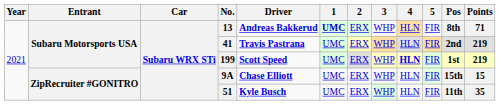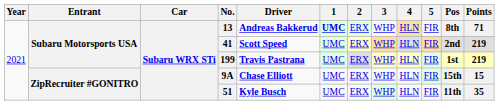(272, 44) Travis Pastrana -> (263, 44) Scott Speed
(263, 60) Scott Speed -> (272, 60) Travis Pastrana
(410, 60) bold -> (409, 60) normal
